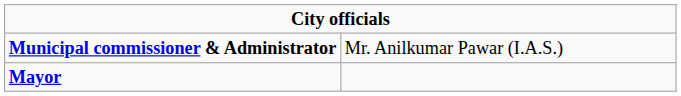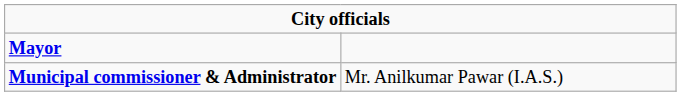rows swapped: (35, 76) <-> (173, 47)
